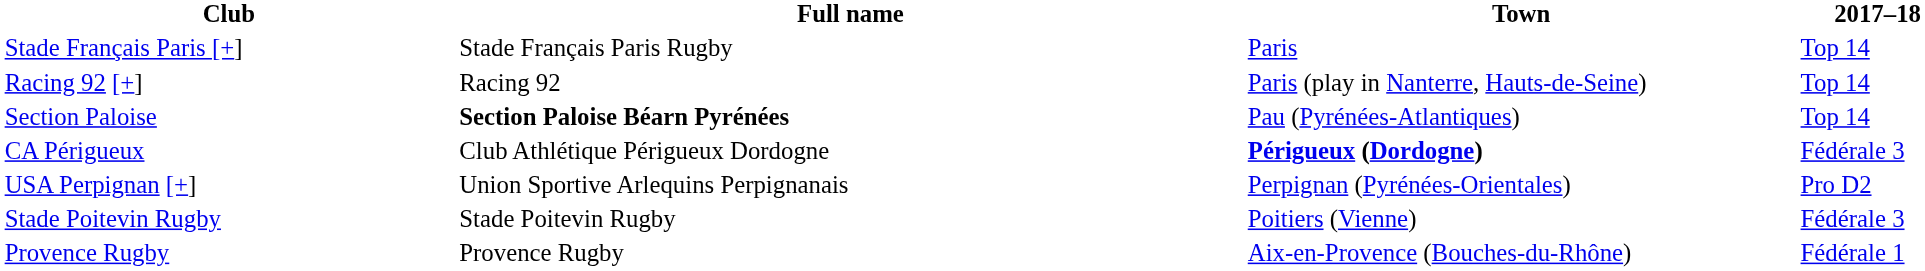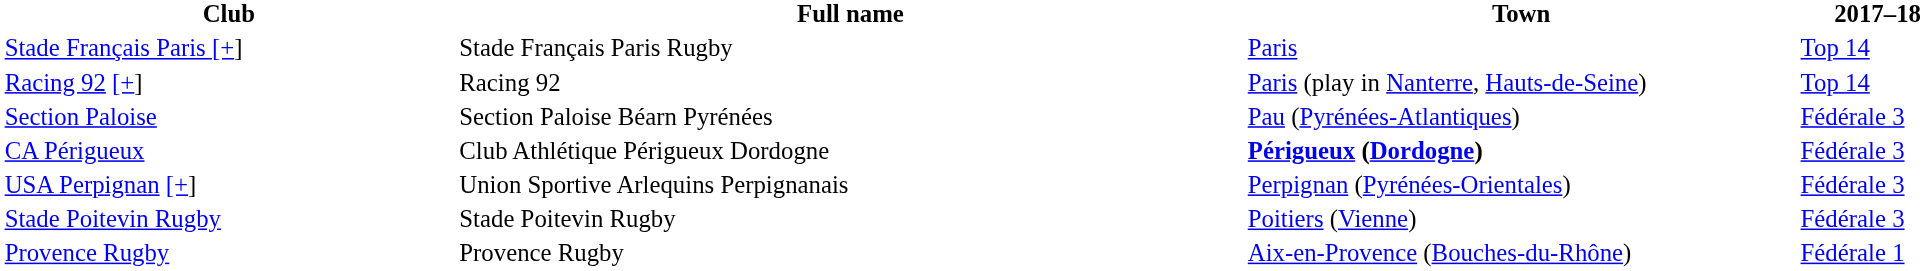(624, 116) bold -> (616, 116) normal
(1835, 116) Top 14 -> (1853, 116) Fédérale 3
(1836, 184) Pro D2 -> (1853, 184) Fédérale 3
